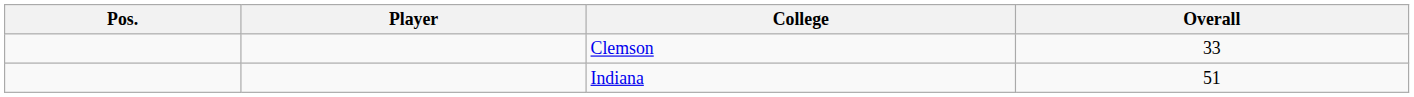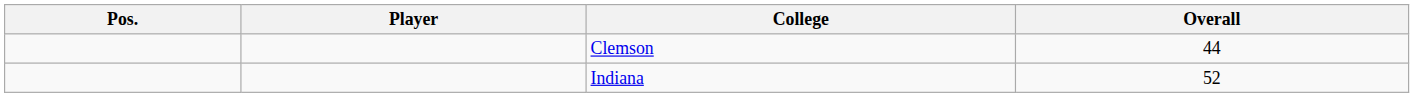(1212, 48) 33 -> (1212, 48) 44
(1212, 77) 51 -> (1212, 77) 52
